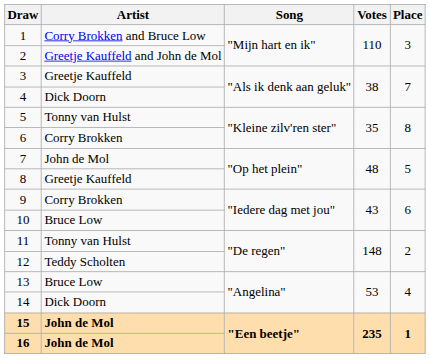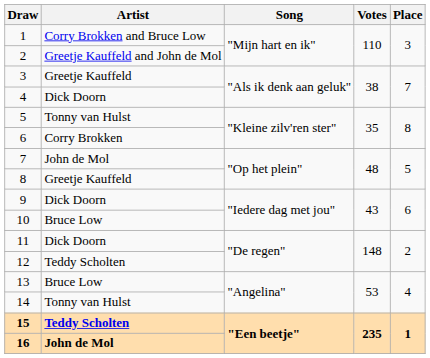(83, 199) Corry Brokken -> (75, 199) Dick Doorn
(87, 240) Tonny van Hulst -> (75, 240) Dick Doorn
(75, 302) Dick Doorn -> (87, 302) Tonny van Hulst
(79, 323) John de Mol -> (87, 323) Teddy Scholten
